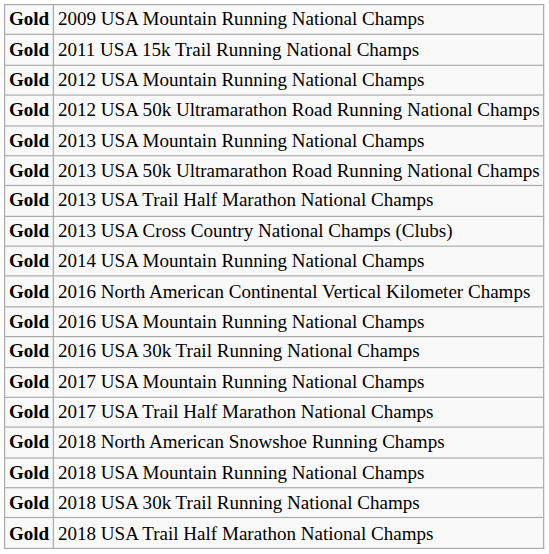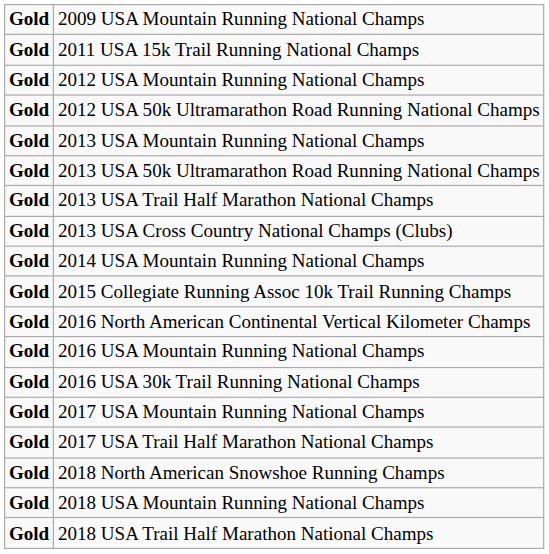+ row: (285, 291)
- row: (239, 502)
